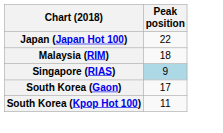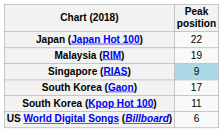(165, 55) 18 -> (196, 55) 19
+ row: (89, 119)
